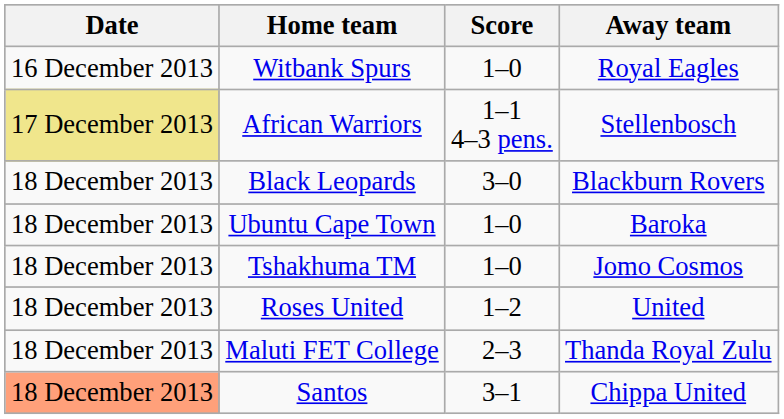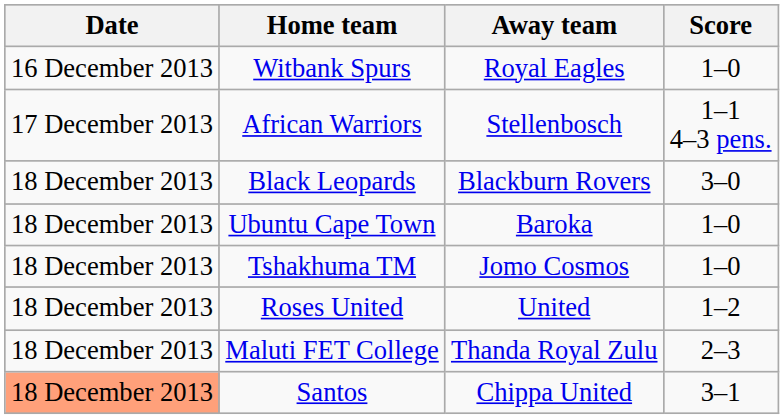columns swapped: (502, 25) <-> (668, 25)
(112, 124) khaki background -> (112, 124) no background
